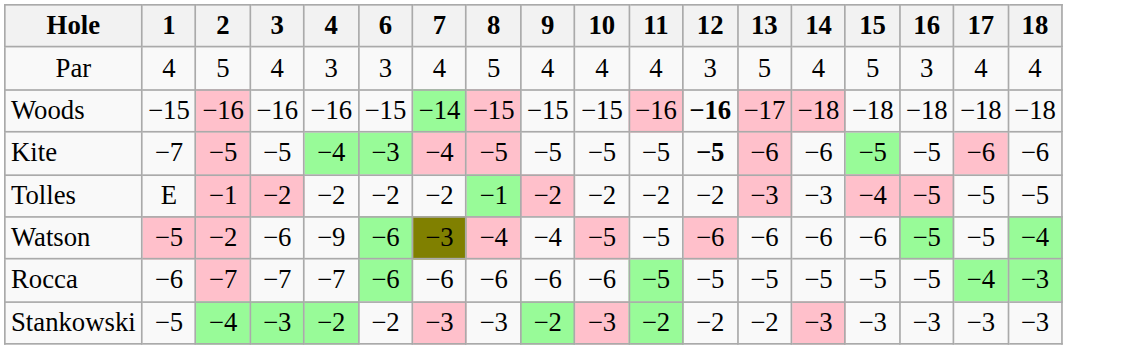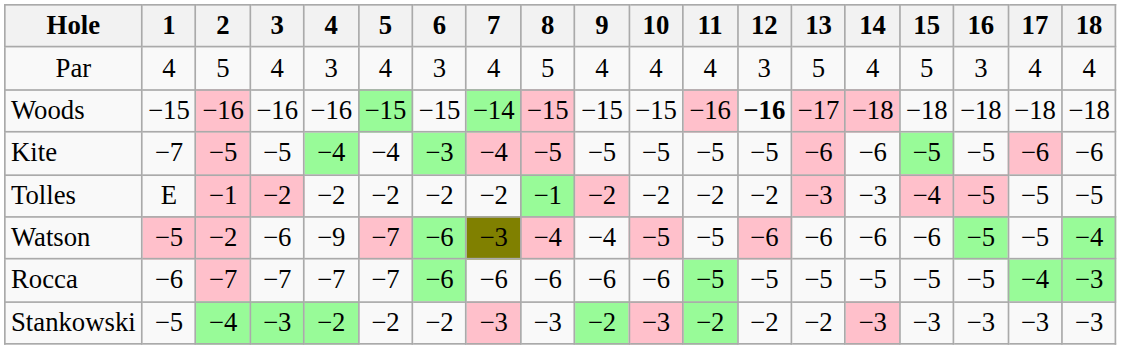+ column: (385, 25)
(710, 152) bold -> (764, 152) normal
